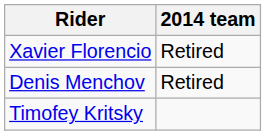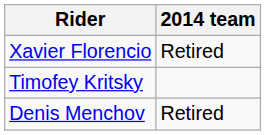rows swapped: (76, 113) <-> (77, 82)
